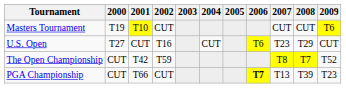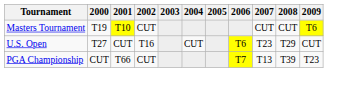- row: (55, 59)
(258, 75) bold -> (241, 59) normal
